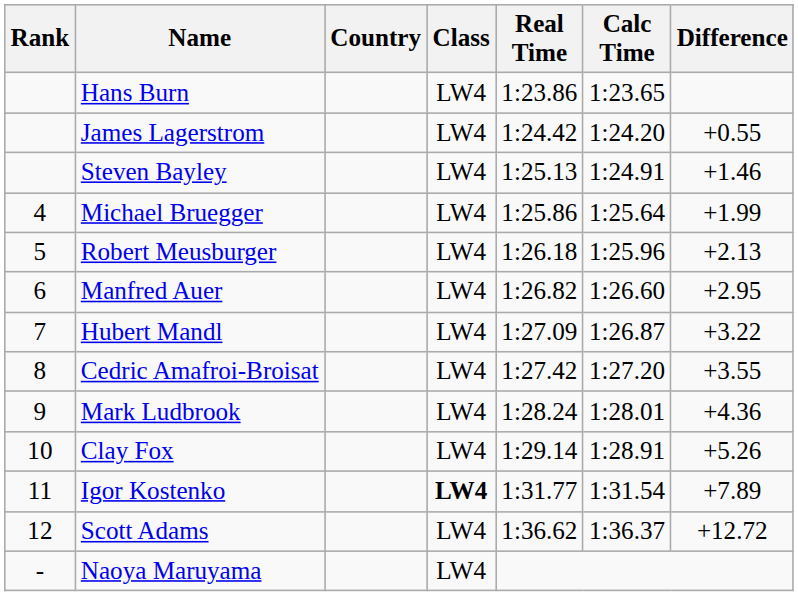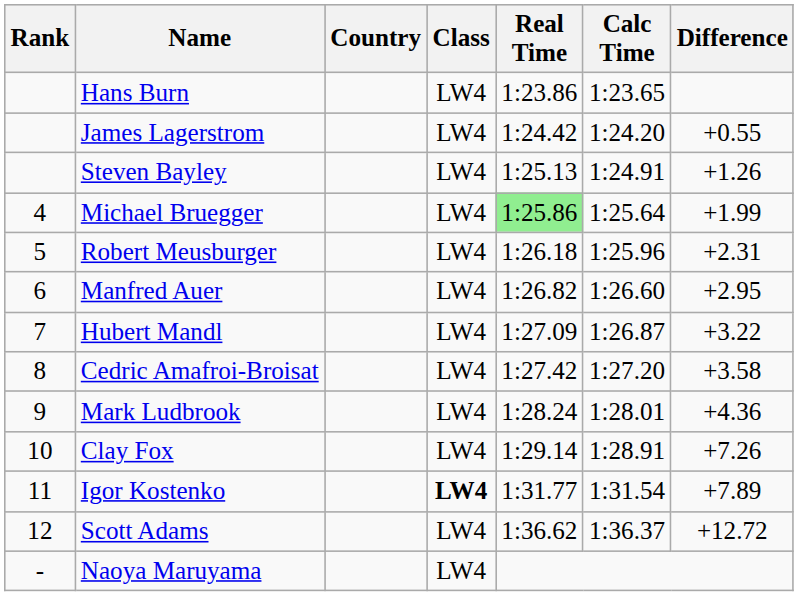(732, 172) +1.46 -> (732, 172) +1.26
(539, 212) no background -> (539, 212) lightgreen background
(732, 251) +2.13 -> (732, 251) +2.31
(732, 371) +3.55 -> (732, 371) +3.58
(732, 451) +5.26 -> (732, 451) +7.26
